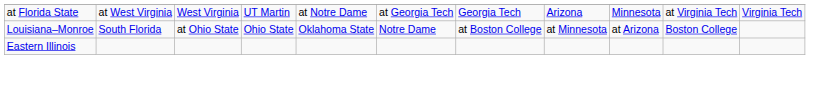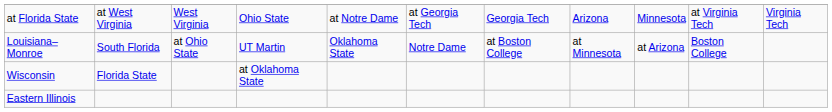(267, 12) UT Martin -> (264, 18) Ohio State
(269, 29) Ohio State -> (262, 47) UT Martin
+ row: (31, 76)
